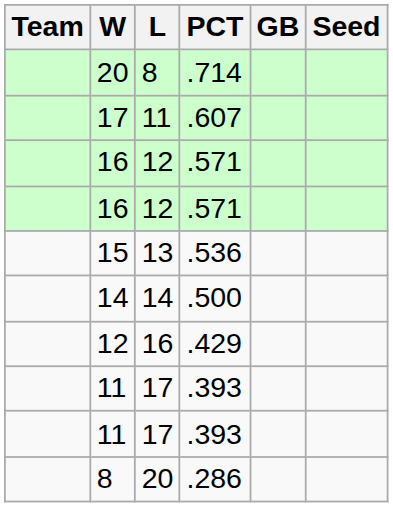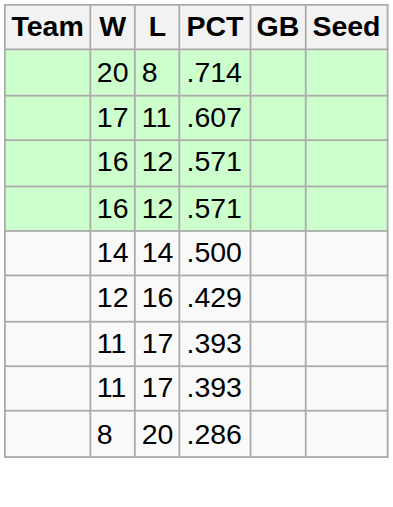- row: (113, 252)
